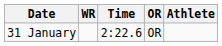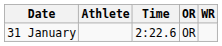columns swapped: (191, 14) <-> (88, 14)
